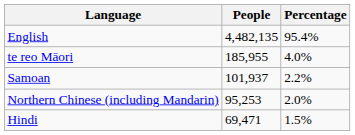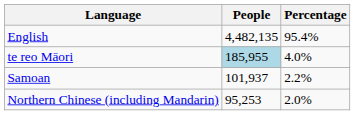(247, 57) no background -> (247, 57) lightblue background
- row: (23, 120)
